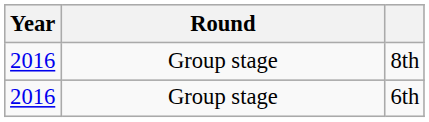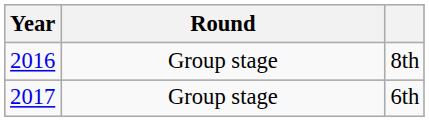(33, 98) 2016 -> (33, 98) 2017
